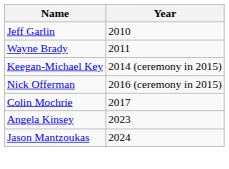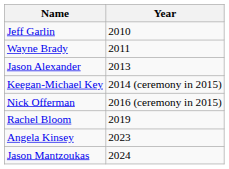+ row: (44, 66)
- row: (40, 102)
+ row: (39, 119)
